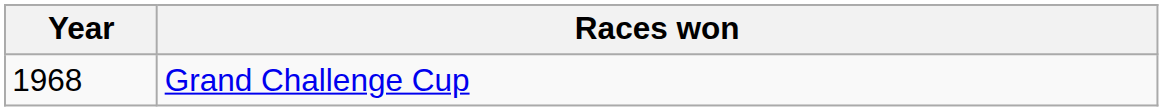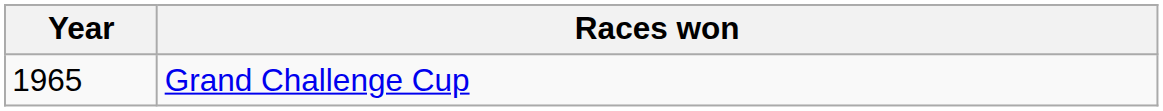(47, 79) 1968 -> (47, 79) 1965
